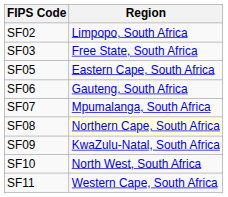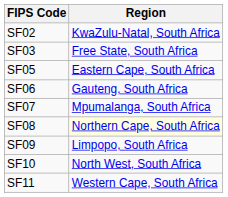(130, 32) Limpopo, South Africa -> (146, 32) KwaZulu-Natal, South Africa
(146, 145) KwaZulu-Natal, South Africa -> (130, 145) Limpopo, South Africa
